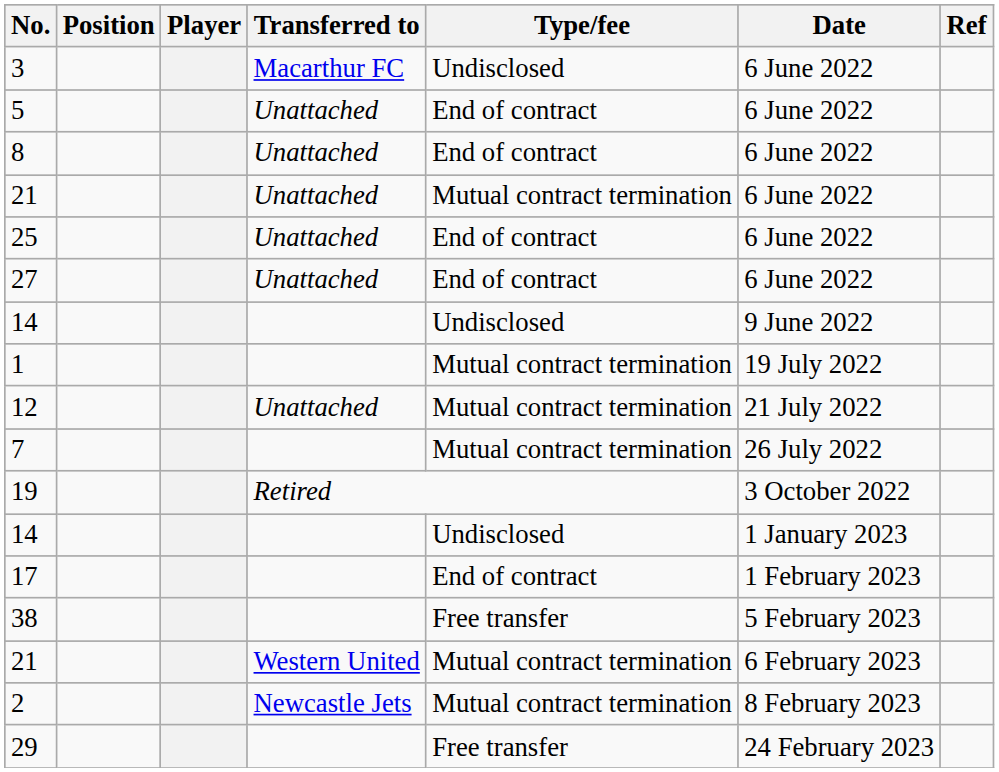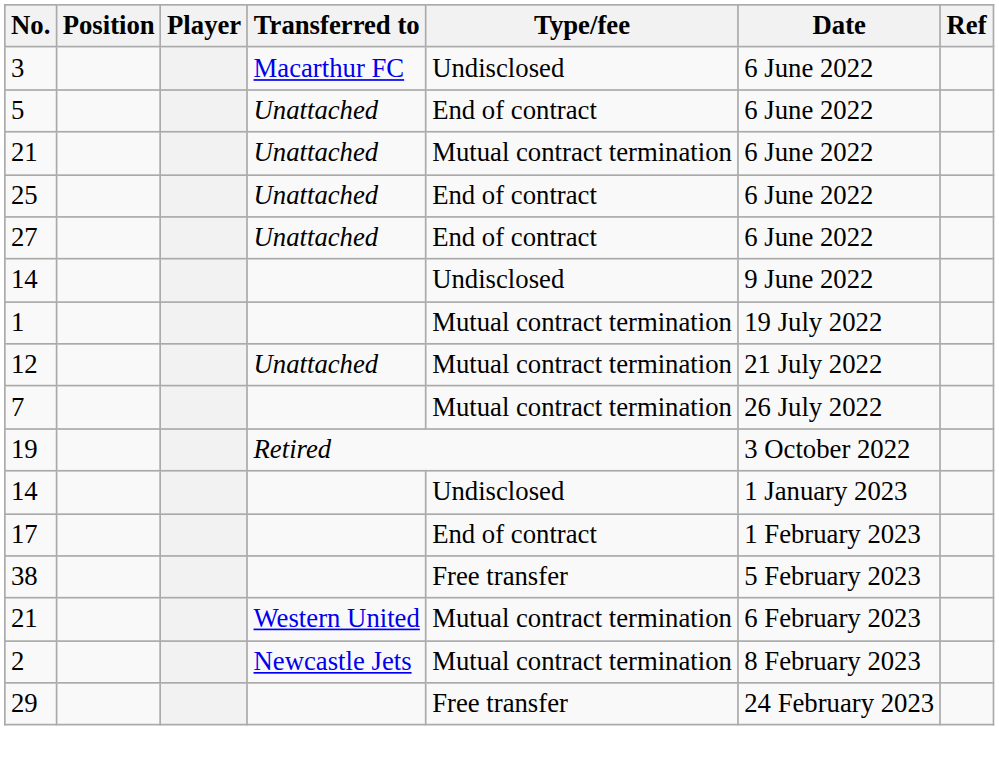- row: (18, 152)
